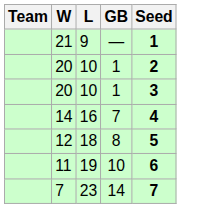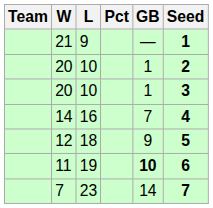+ column: (117, 16)
(116, 141) 8 -> (148, 141) 9
(116, 166) normal -> (148, 166) bold
